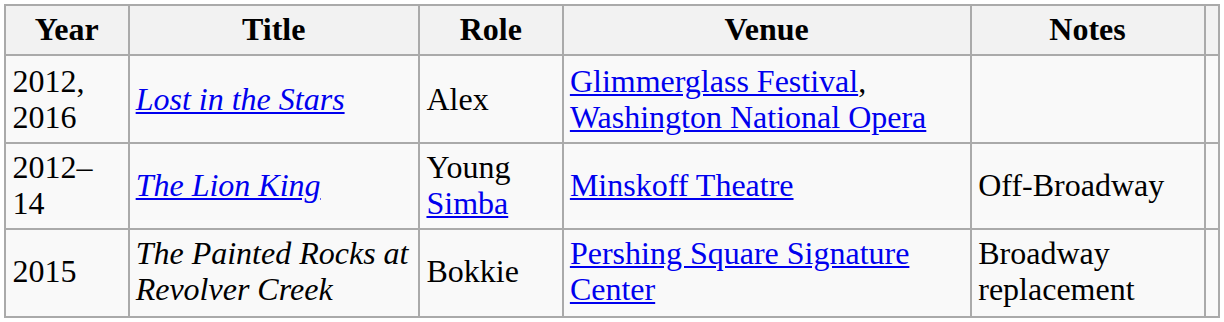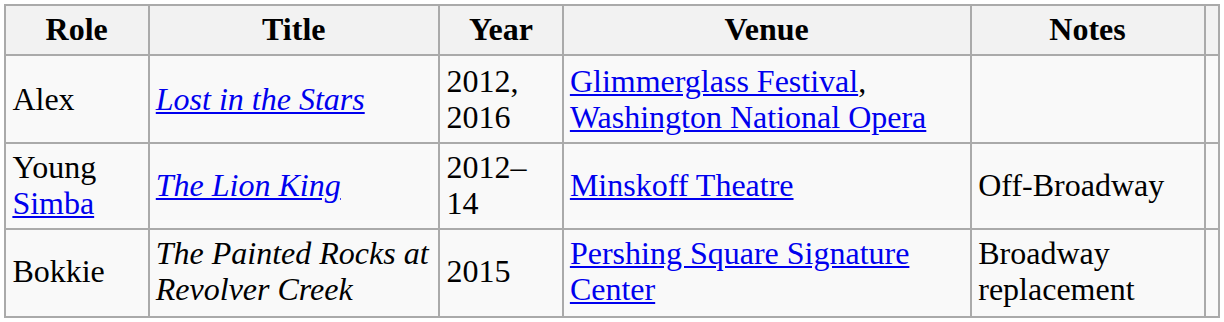columns swapped: (67, 29) <-> (491, 29)
